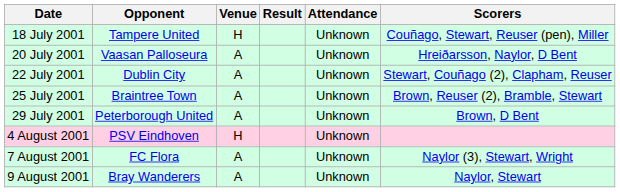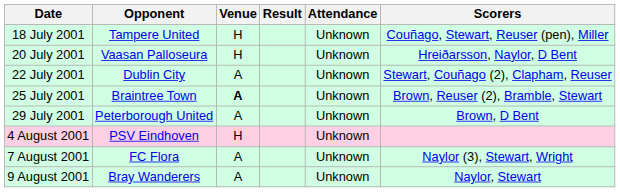(238, 55) A -> (238, 55) H
(238, 95) normal -> (238, 95) bold
